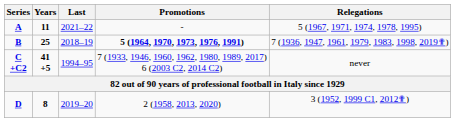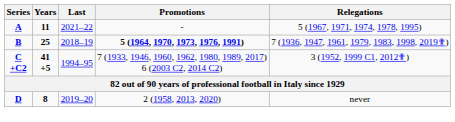(360, 63) never -> (360, 58) 3 (1952, 1999 C1, 2012✟)
(360, 99) 3 (1952, 1999 C1, 2012✟) -> (360, 99) never
